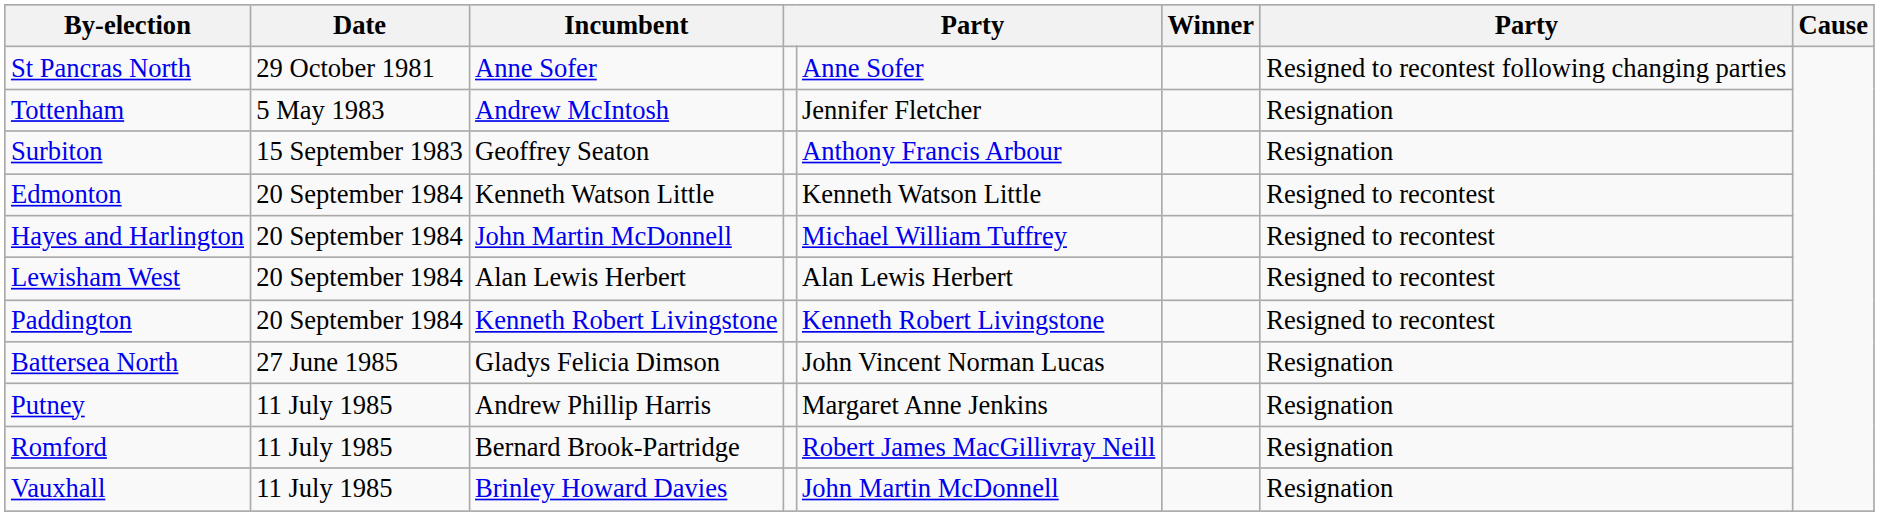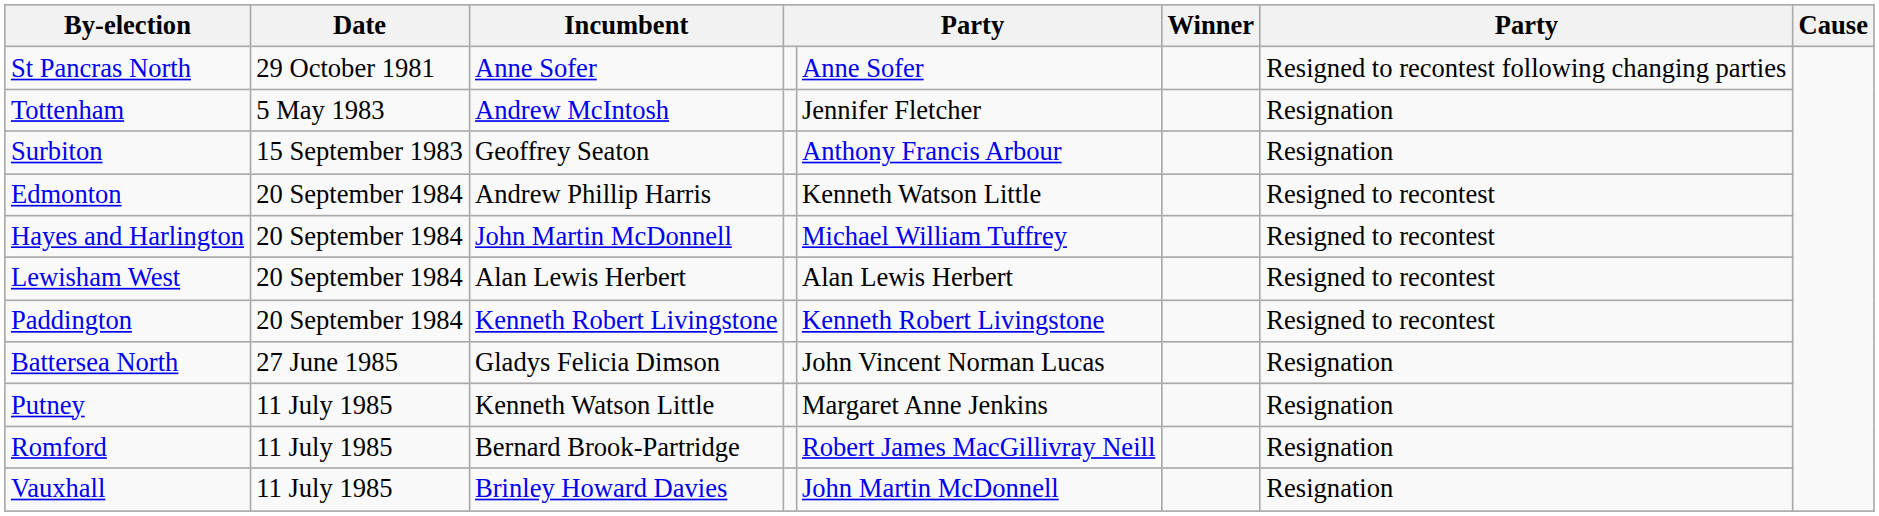(595, 194) Kenneth Watson Little -> (593, 194) Andrew Phillip Harris
(593, 404) Andrew Phillip Harris -> (595, 404) Kenneth Watson Little
